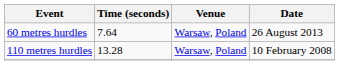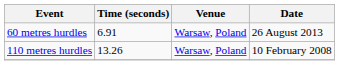(107, 32) 7.64 -> (107, 32) 6.91
(110, 51) 13.28 -> (110, 51) 13.26
